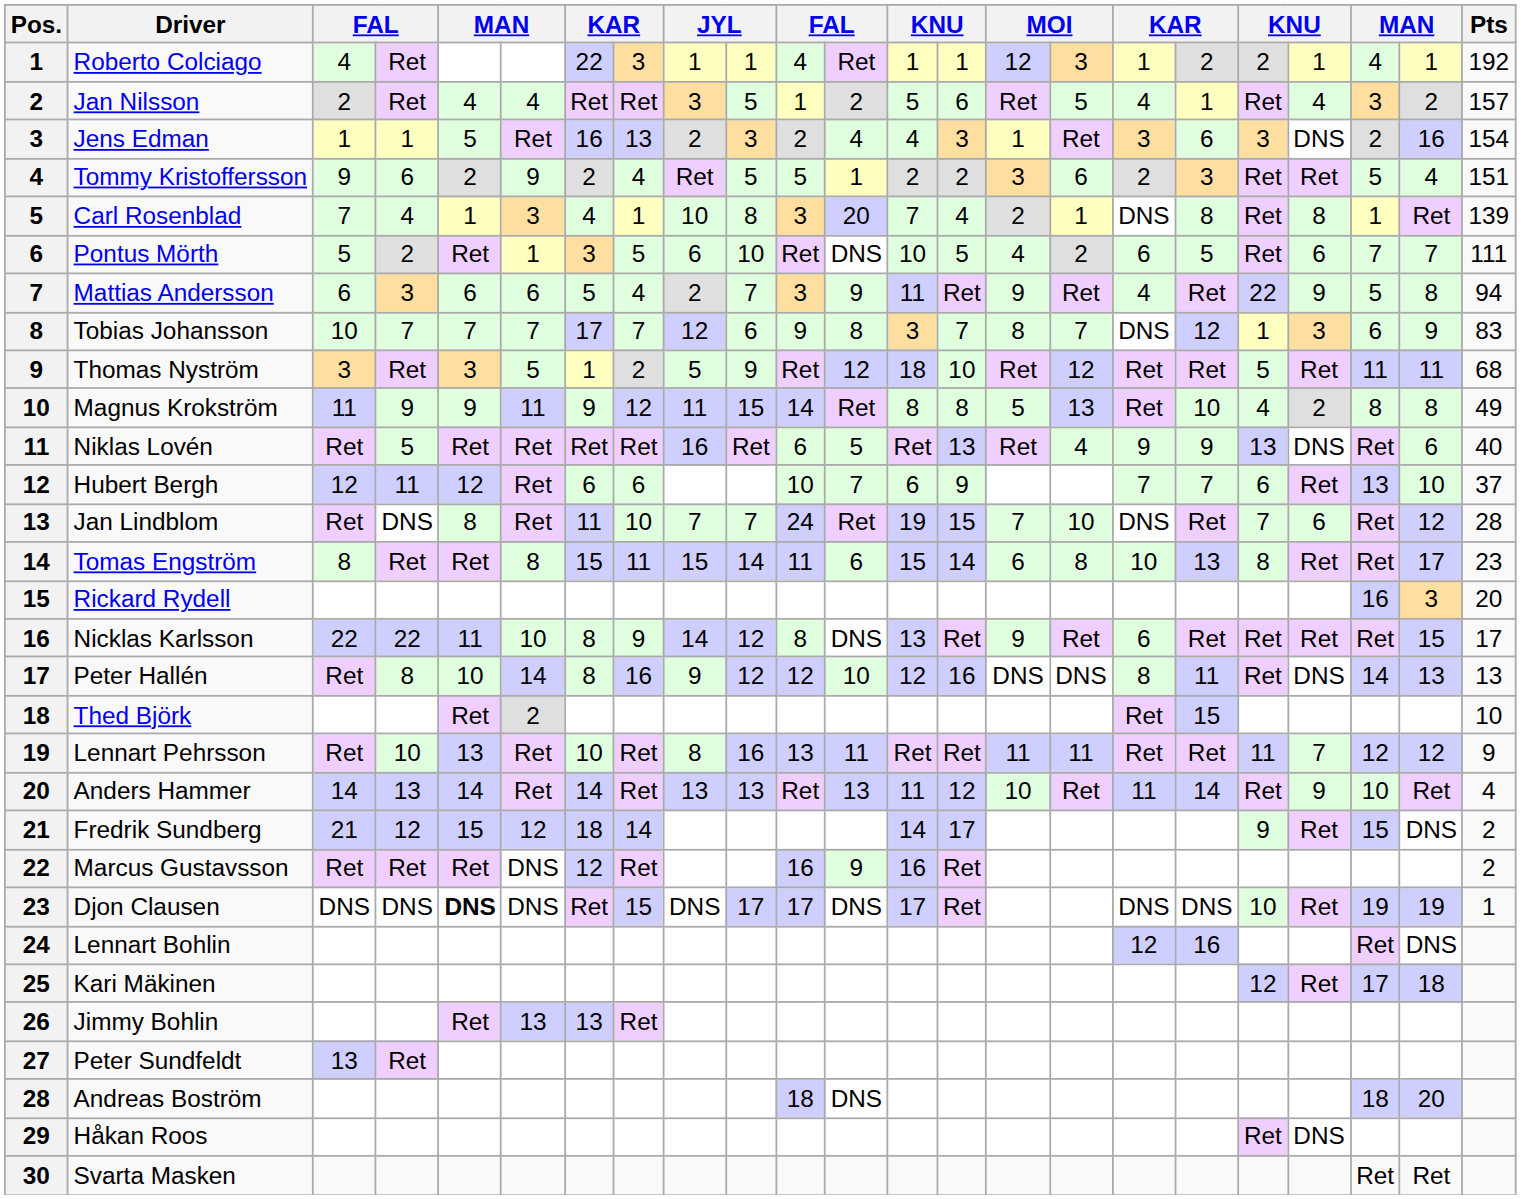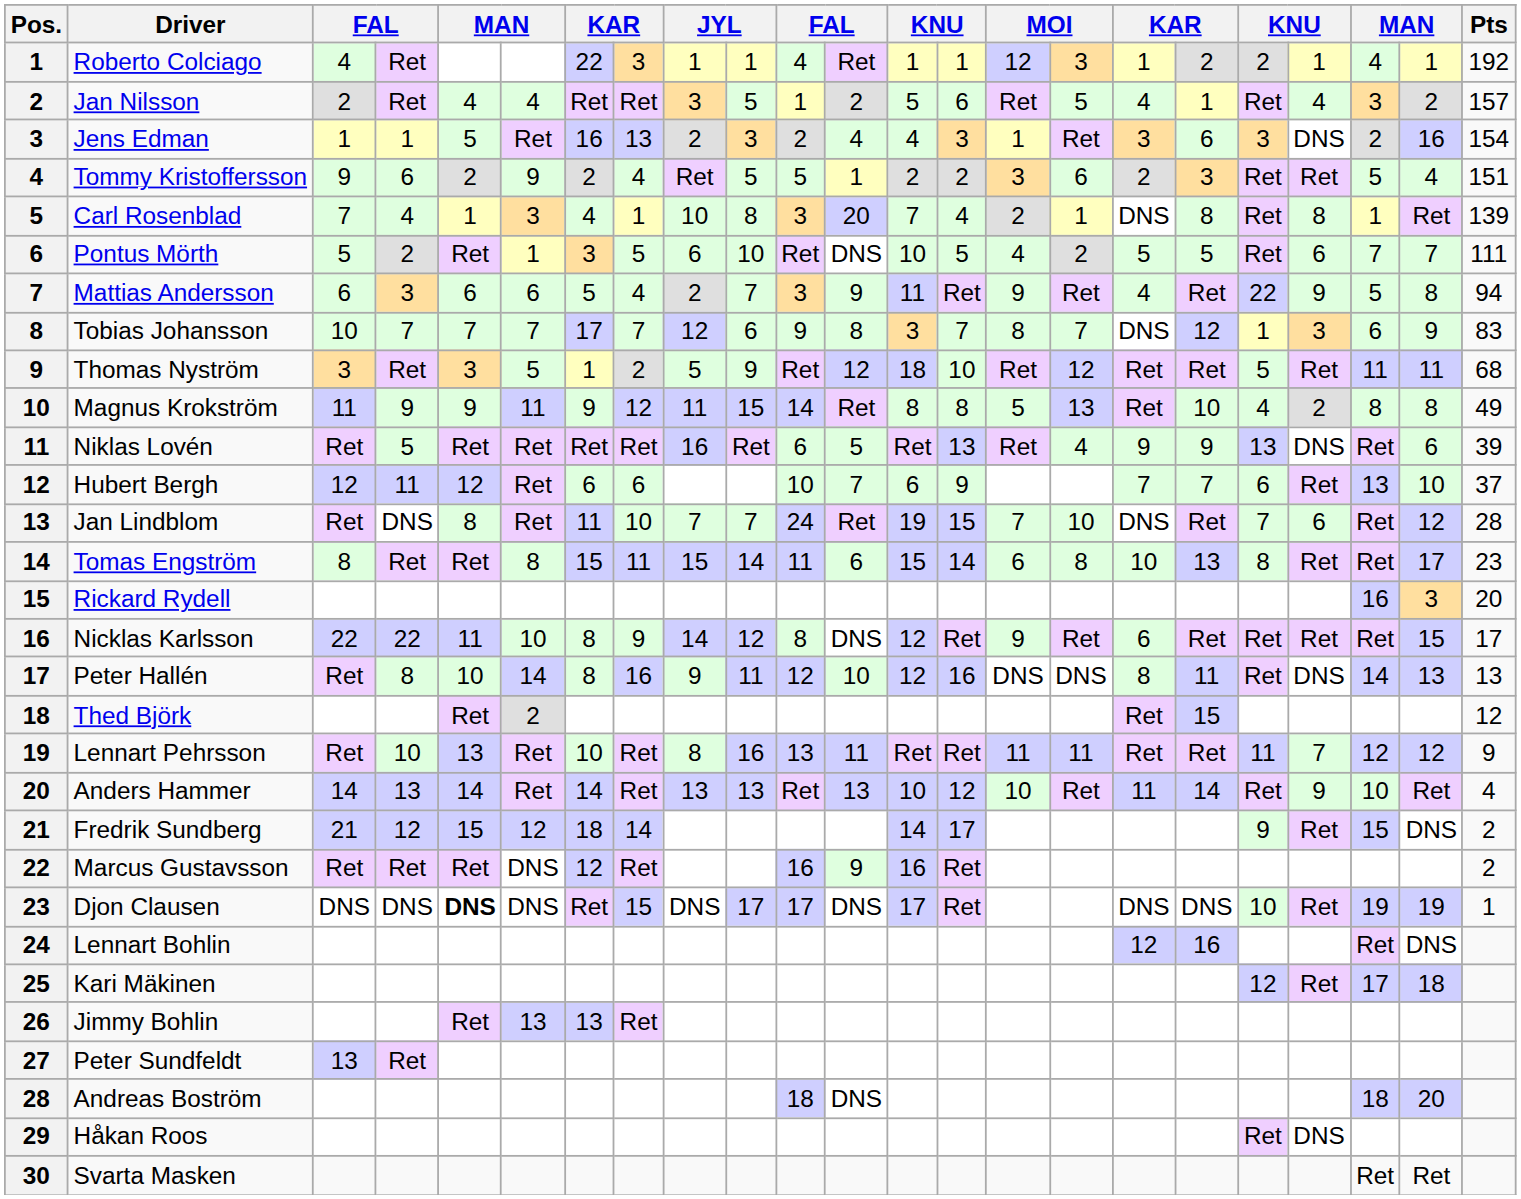(1144, 254) 6 -> (1144, 254) 5
(1489, 446) 40 -> (1489, 446) 39
(913, 638) 13 -> (913, 638) 12
(751, 676) 12 -> (751, 676) 11
(1489, 714) 10 -> (1489, 714) 12
(913, 791) 11 -> (913, 791) 10
